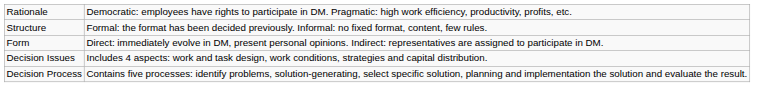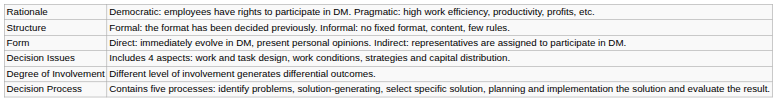+ row: (56, 74)
